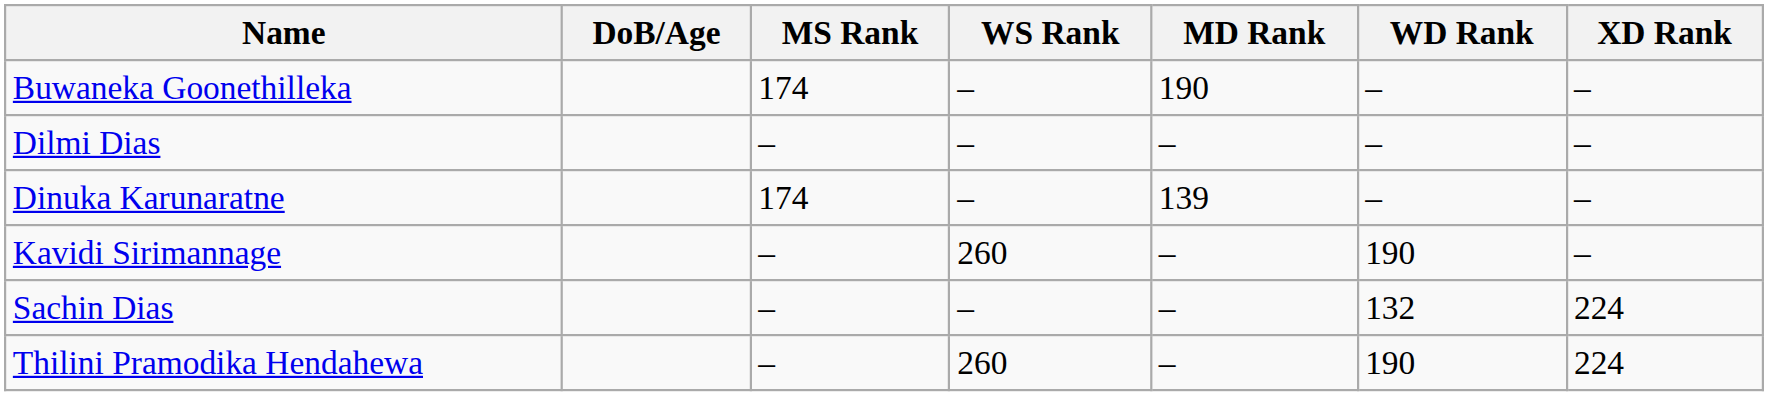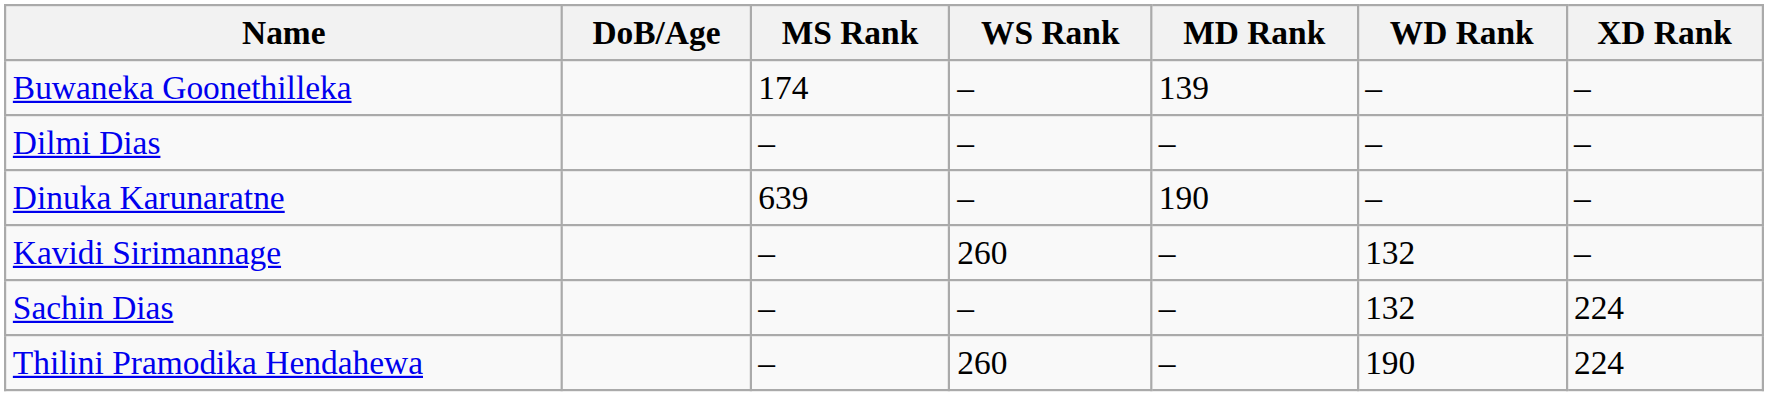(1184, 87) 190 -> (1184, 87) 139
(783, 197) 174 -> (783, 197) 639
(1184, 197) 139 -> (1184, 197) 190
(1390, 252) 190 -> (1390, 252) 132
